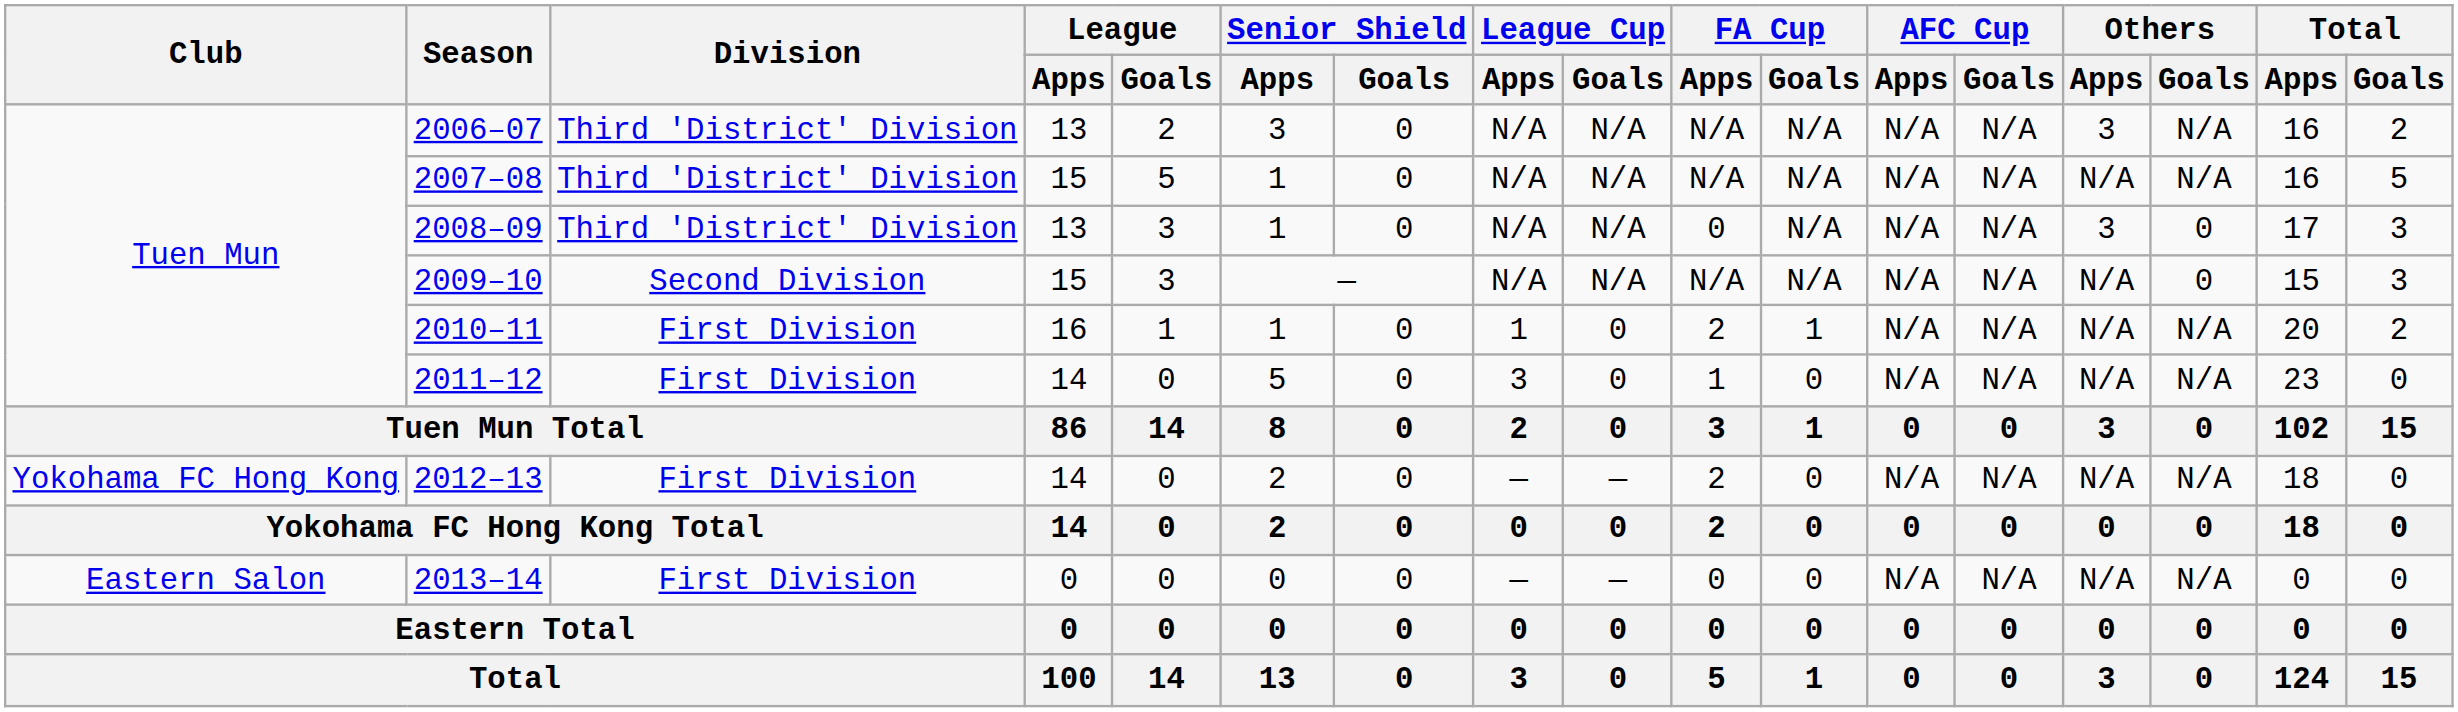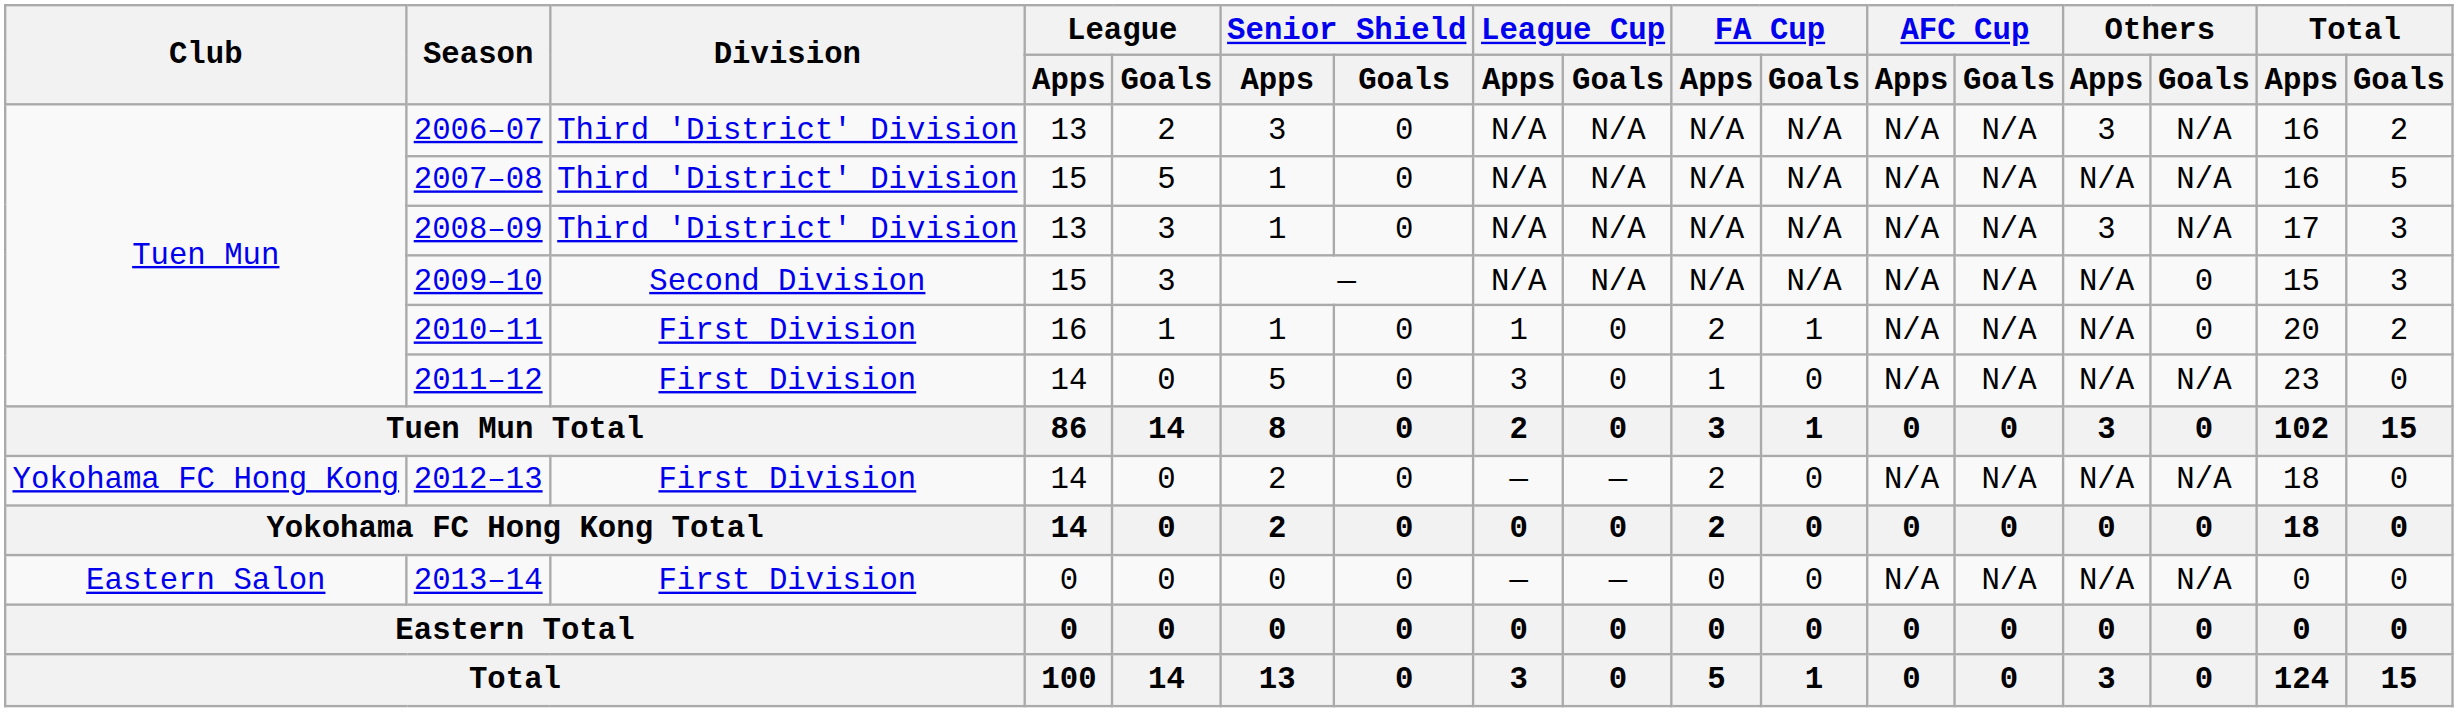(1717, 230) 0 -> (1717, 230) N/A
(2204, 230) 0 -> (2204, 230) N/A
(2204, 330) N/A -> (2204, 330) 0
